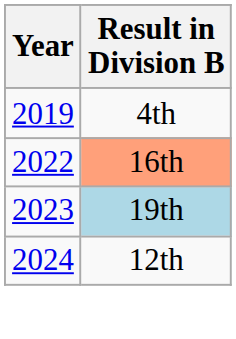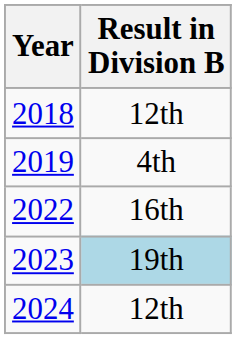+ row: (43, 112)
(156, 161) lightsalmon background -> (156, 210) no background
